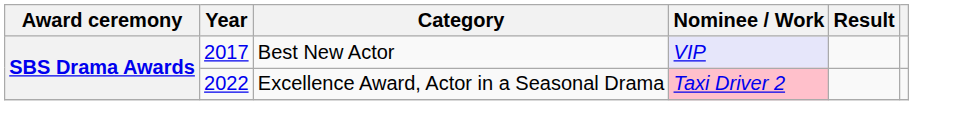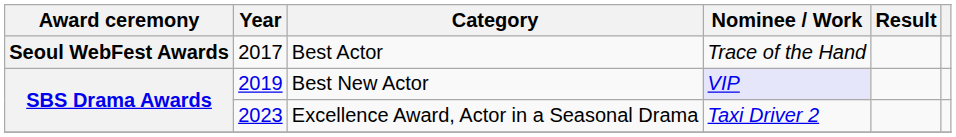+ row: (337, 52)
(226, 52) 2017 -> (260, 83) 2019
(226, 83) 2022 -> (260, 115) 2023
(729, 83) pink background -> (763, 115) no background
